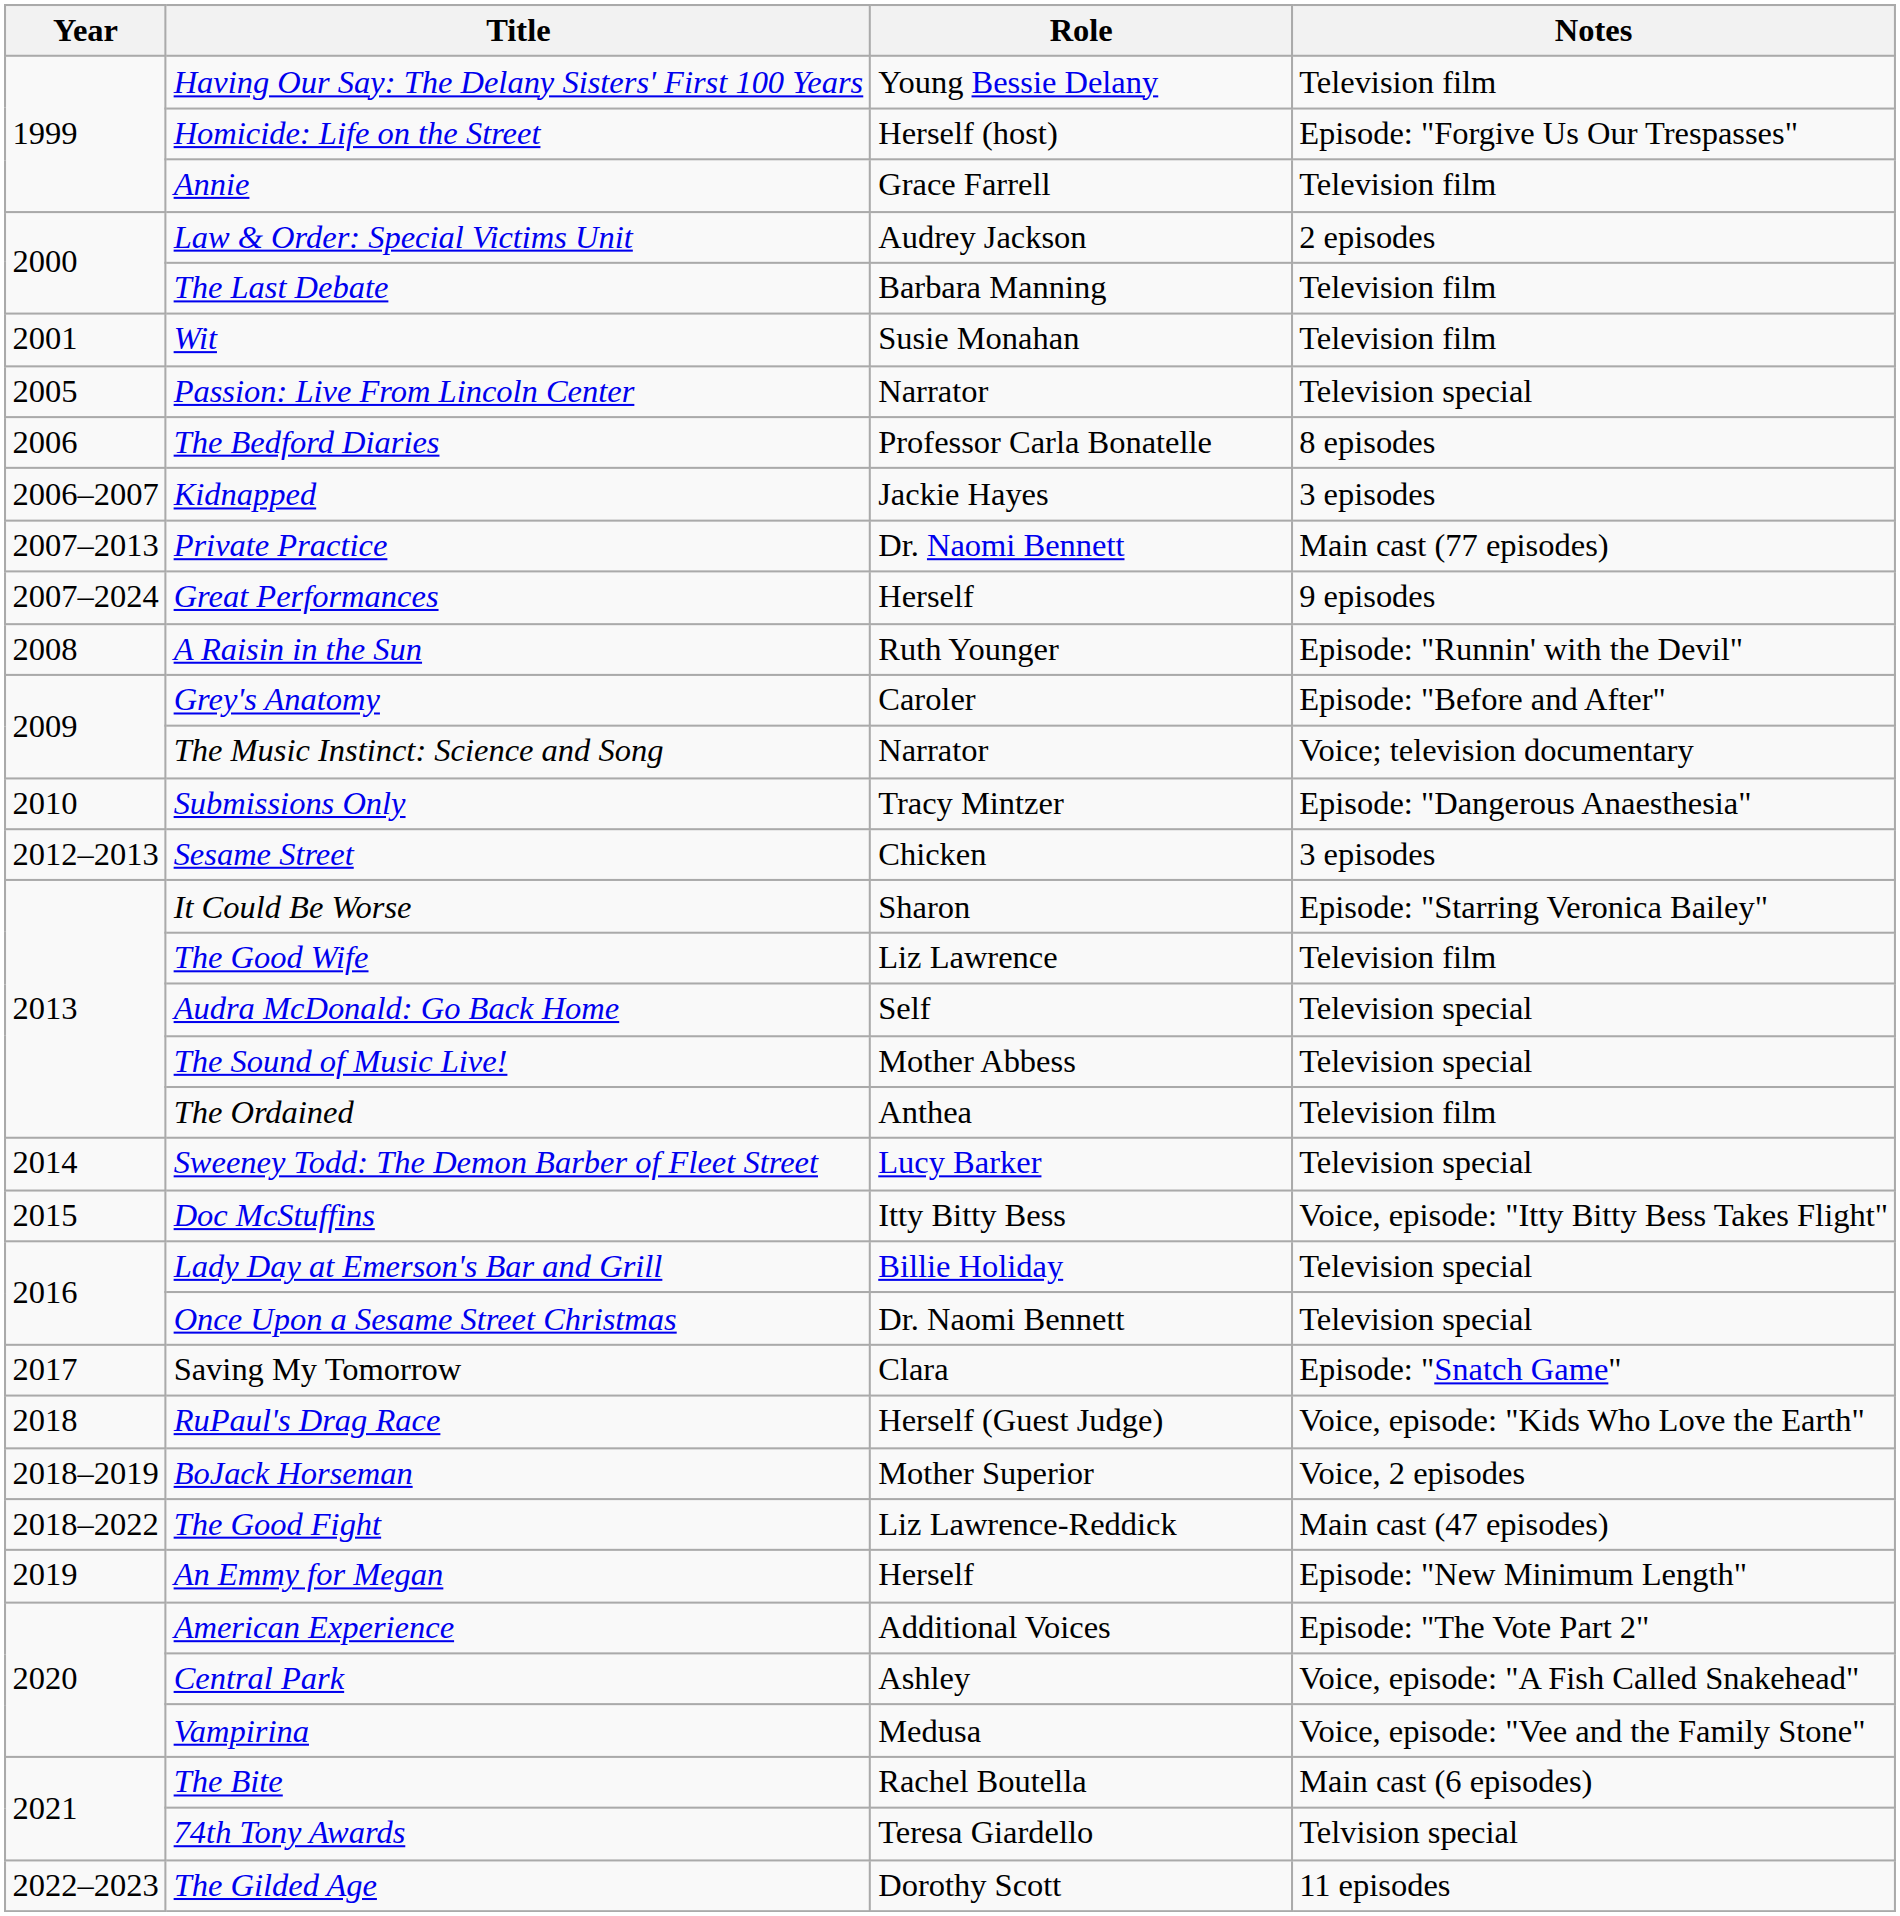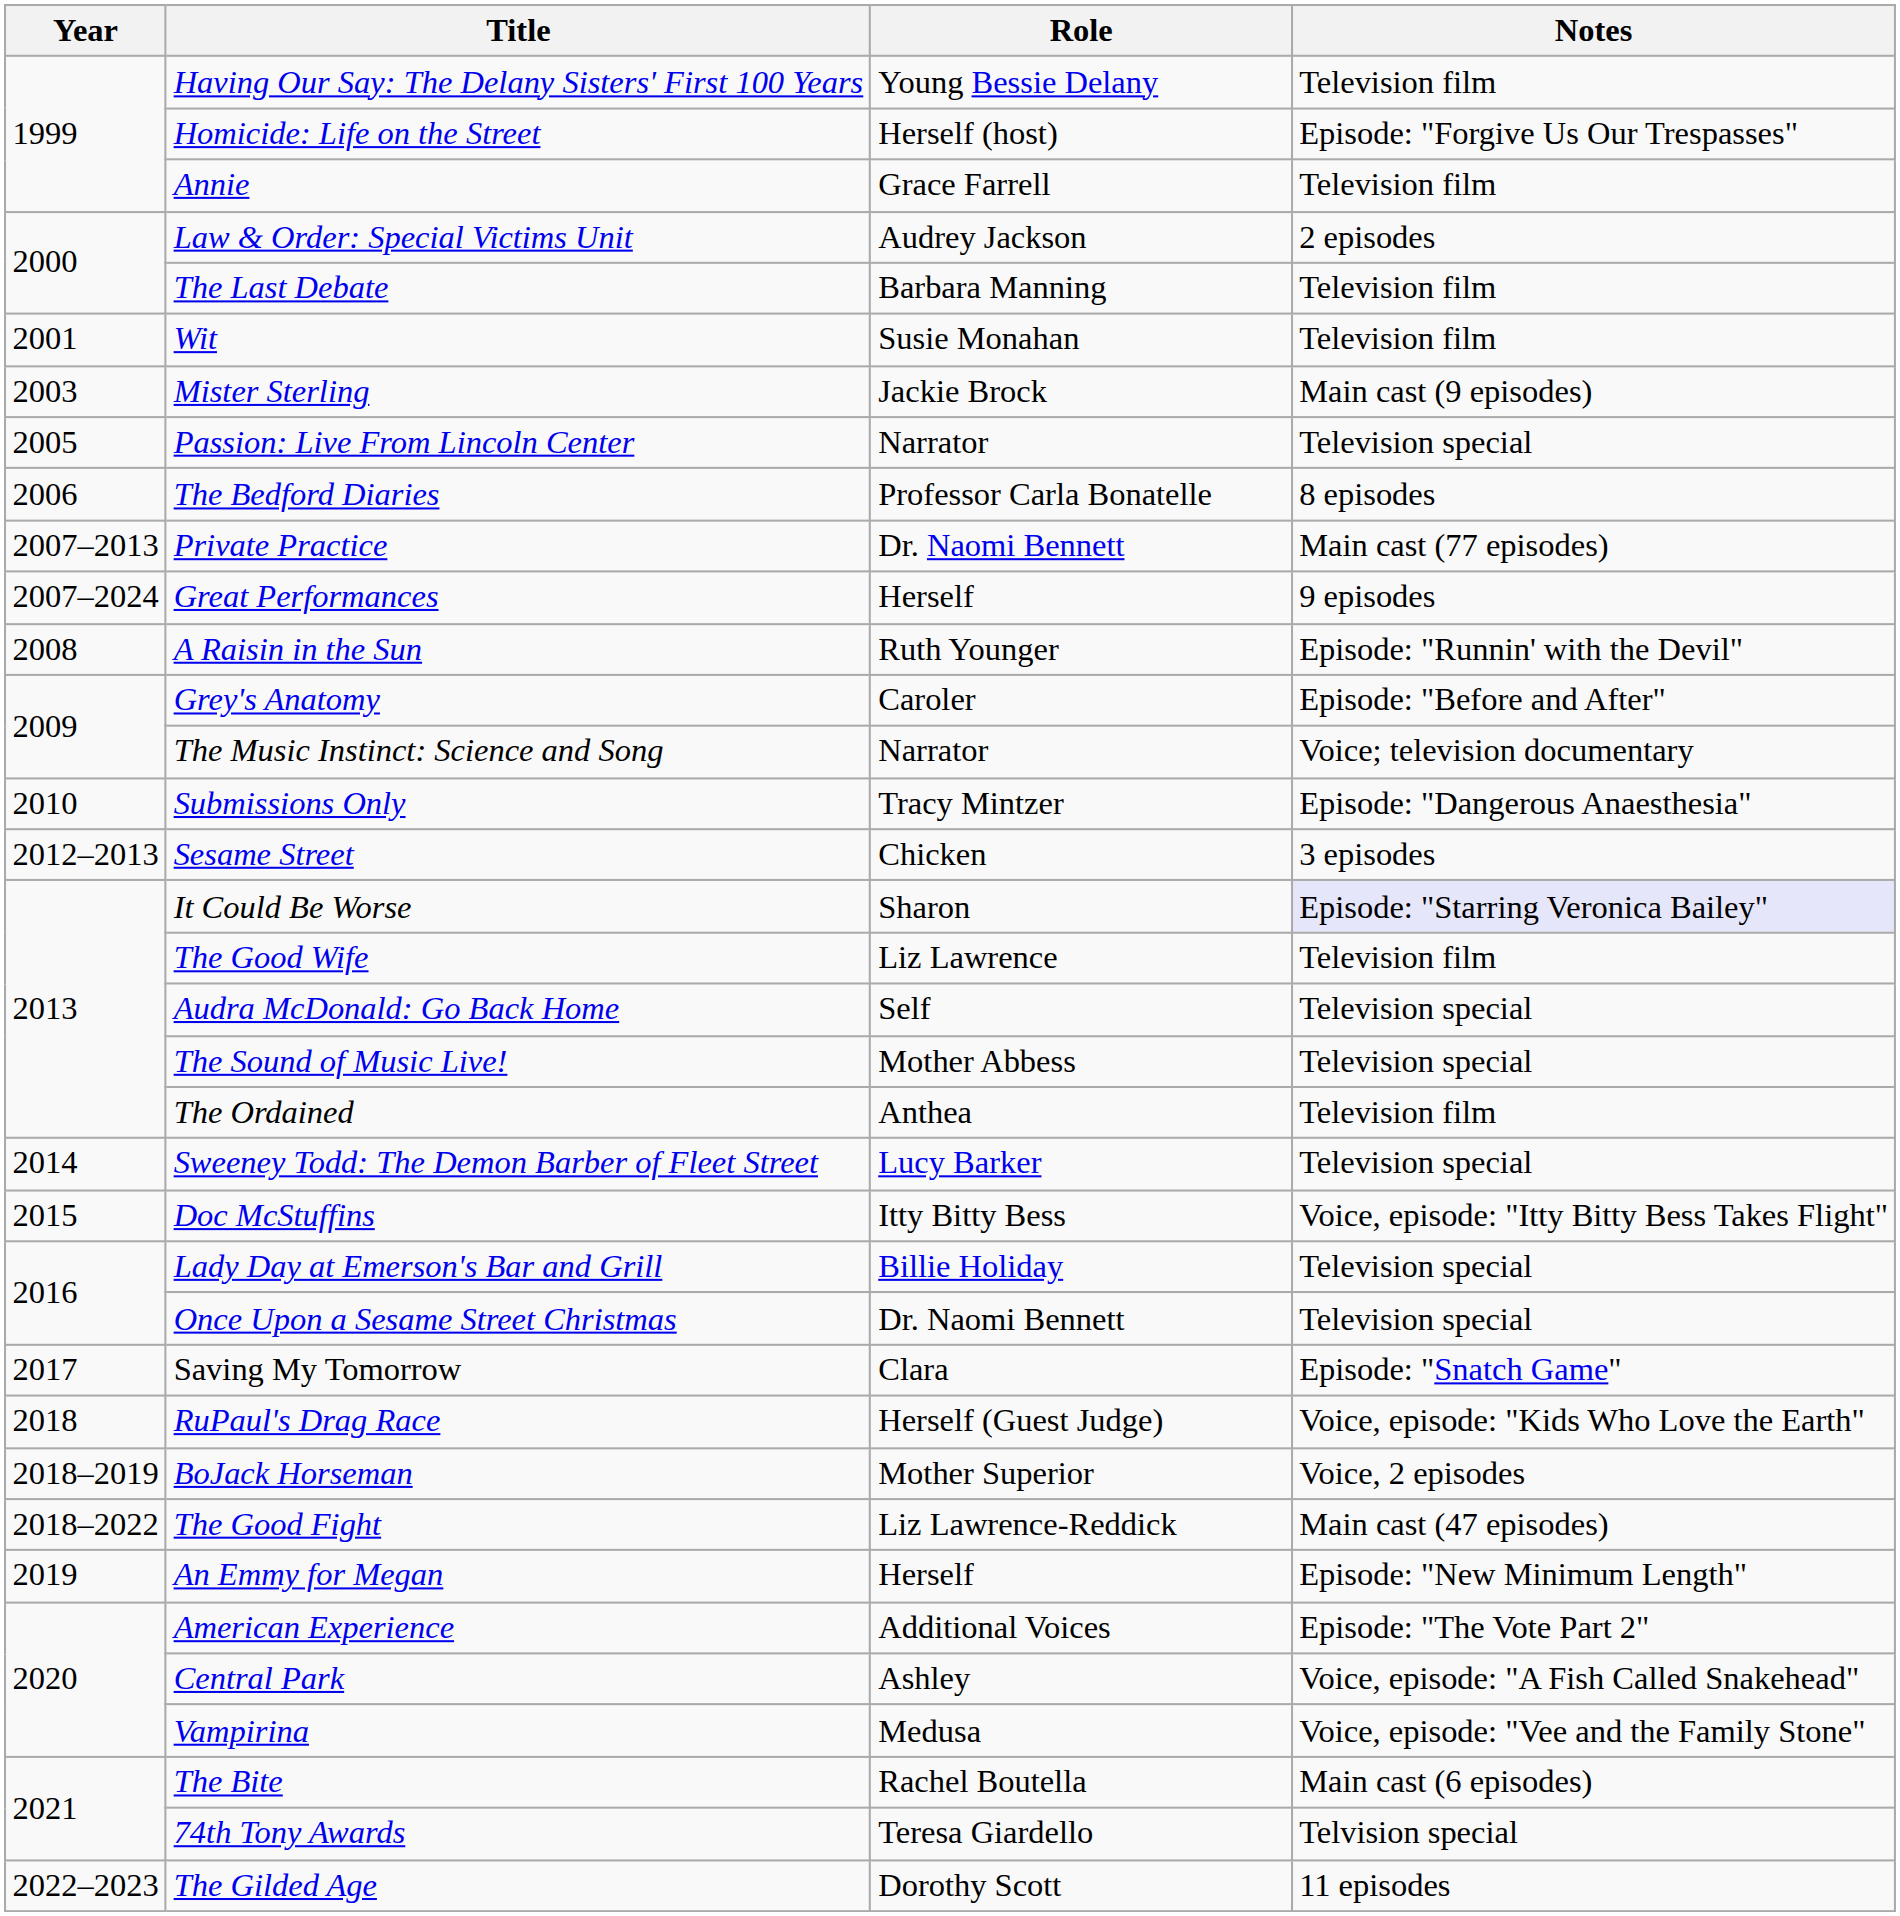+ row: (272, 390)
- row: (245, 493)
(1534, 905) no background -> (1534, 905) lavender background
